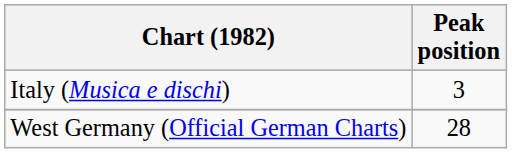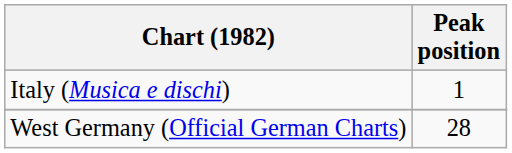(459, 89) 3 -> (459, 89) 1
